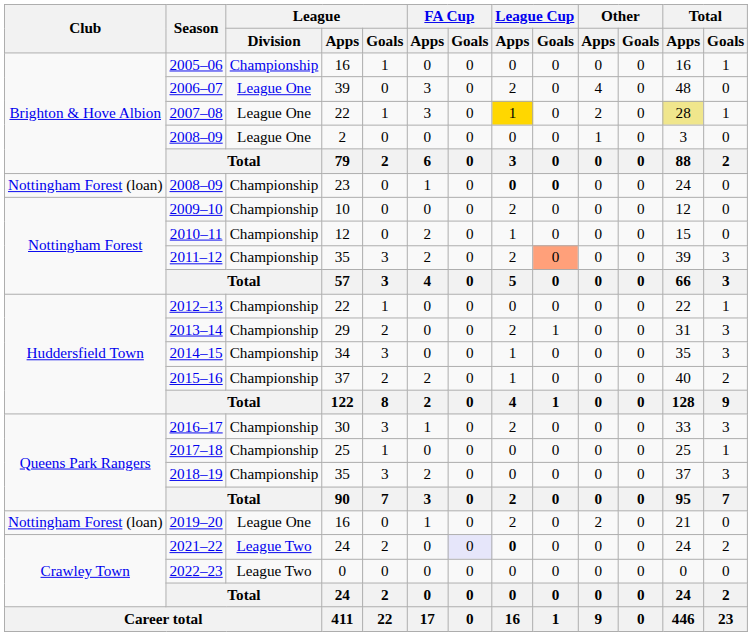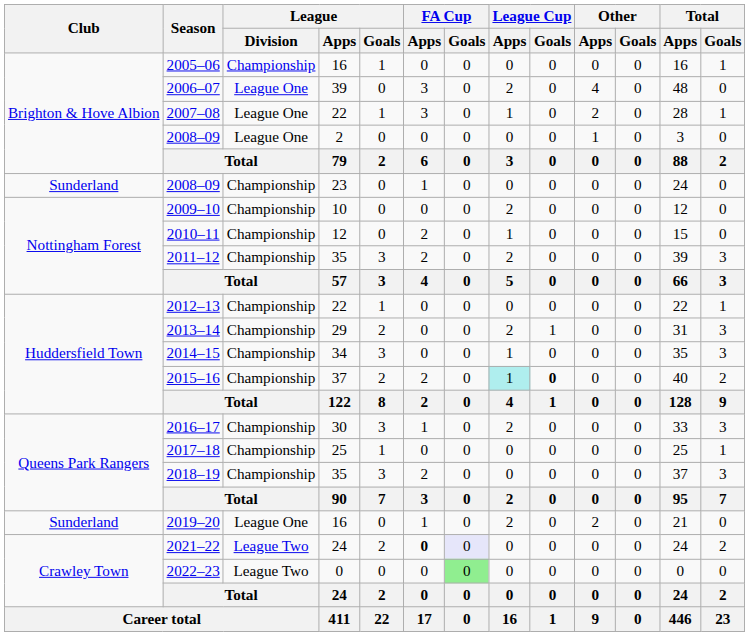(512, 112) gold background -> (510, 112) no background
(683, 112) khaki background -> (680, 112) no background
(85, 185) Nottingham Forest (loan) -> (84, 185) Sunderland
(512, 185) bold -> (510, 185) normal
(555, 185) bold -> (553, 185) normal
(555, 257) lightsalmon background -> (553, 257) no background
(512, 378) no background -> (510, 378) paleturquoise background
(555, 378) normal -> (553, 378) bold
(85, 522) Nottingham Forest (loan) -> (84, 522) Sunderland
(427, 546) normal -> (424, 546) bold
(512, 546) bold -> (510, 546) normal
(470, 570) no background -> (467, 570) lightgreen background
